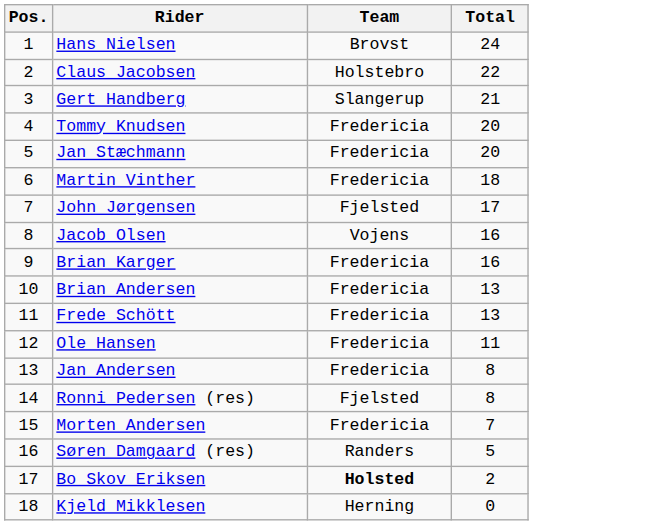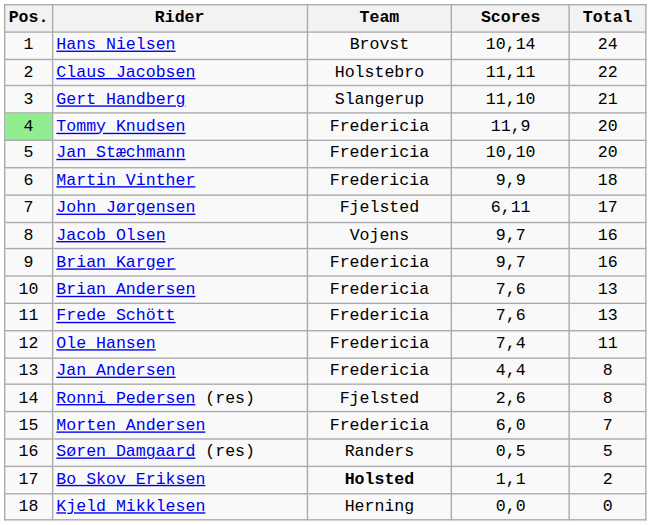+ column: (511, 18)
(29, 127) no background -> (29, 127) lightgreen background
